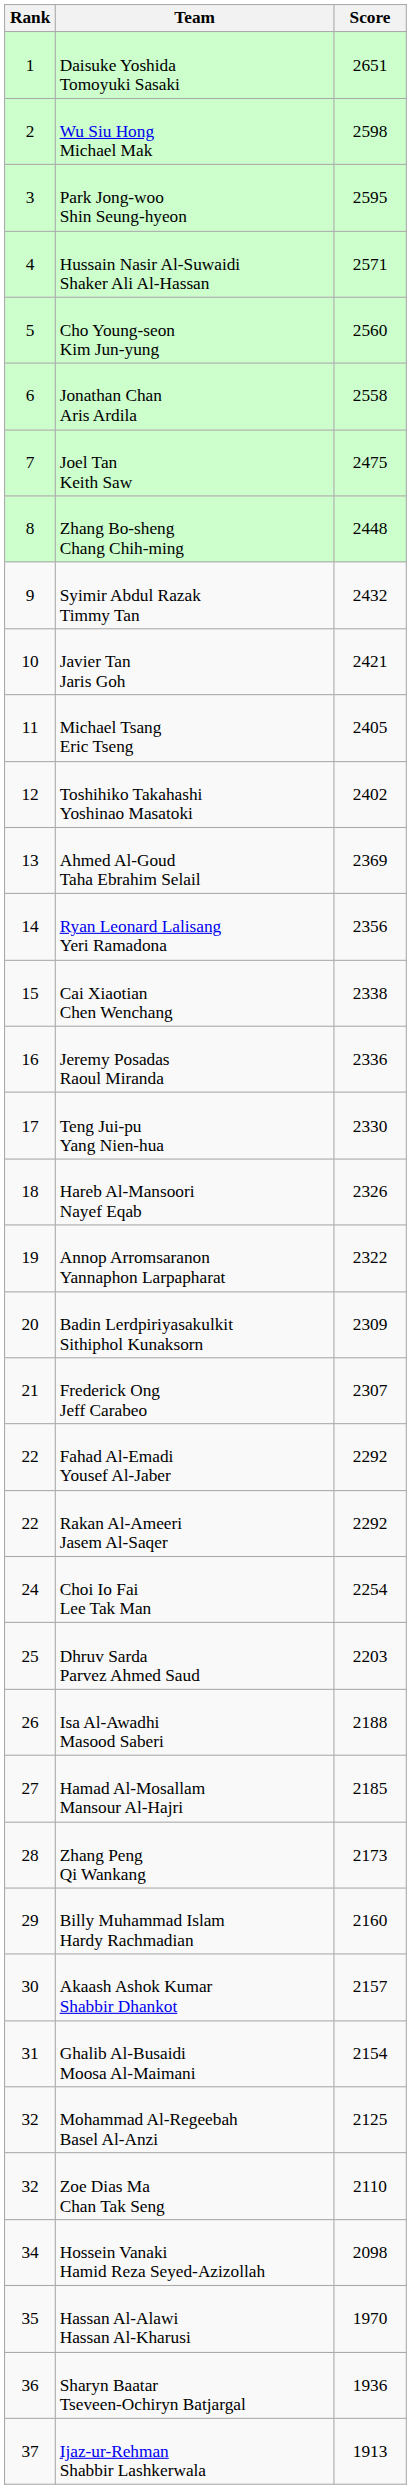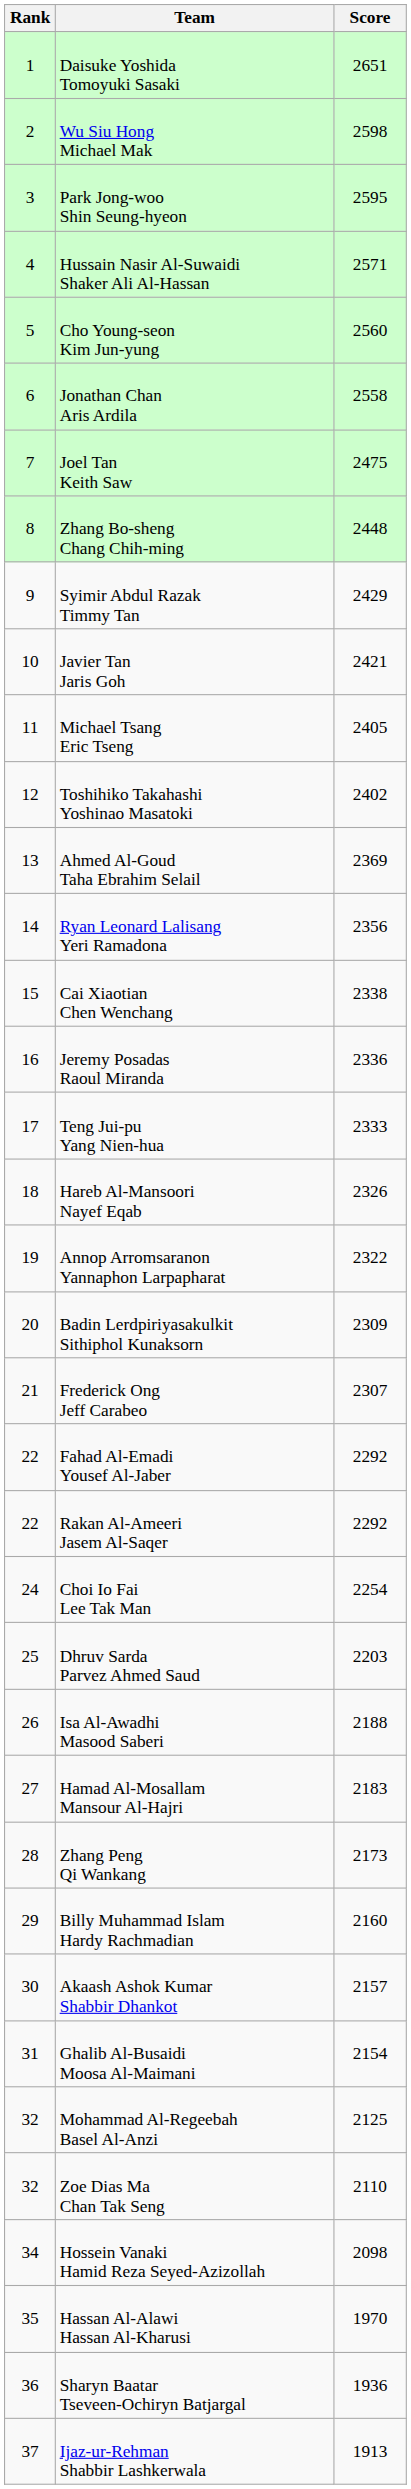(370, 595) 2432 -> (370, 595) 2429
(370, 1125) 2330 -> (370, 1125) 2333
(370, 1788) 2185 -> (370, 1788) 2183
